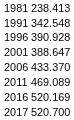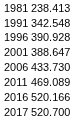(51, 68) 433.370 -> (51, 68) 433.730
(51, 98) 520.169 -> (51, 98) 520.166
